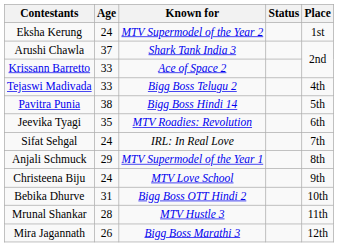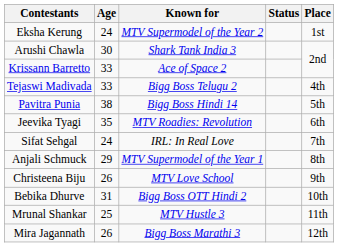(107, 50) 37 -> (107, 50) 30
(107, 178) 24 -> (107, 178) 26
(107, 214) 28 -> (107, 214) 25
